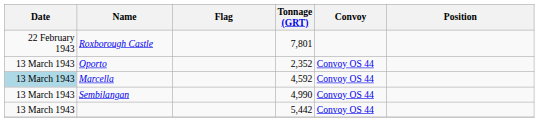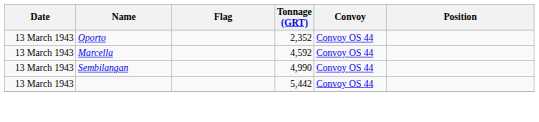- row: (116, 43)
(45, 79) lightblue background -> (44, 53) no background
